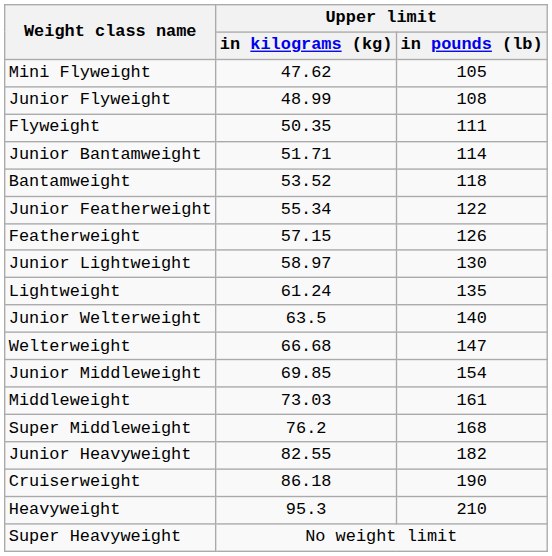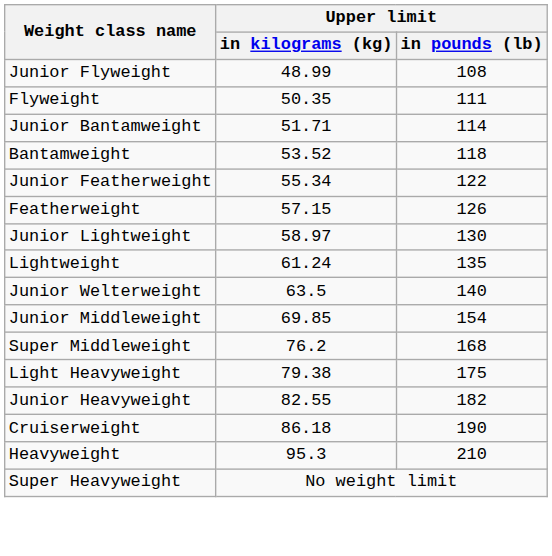- row: (80, 73)
- row: (70, 346)
- row: (70, 401)
+ row: (95, 374)
